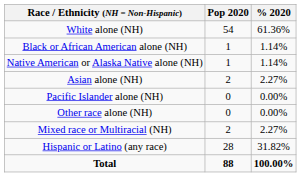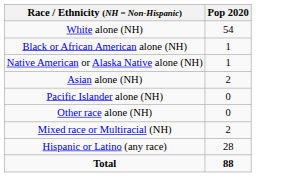- column: (274, 12)
